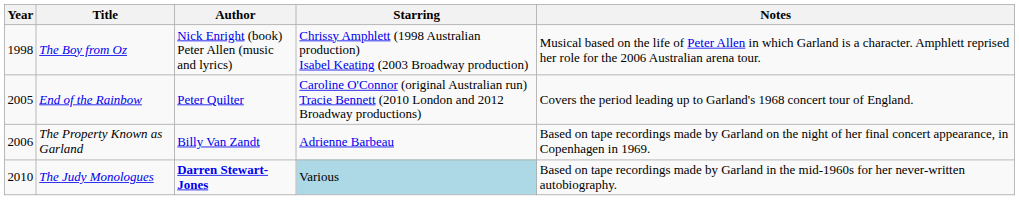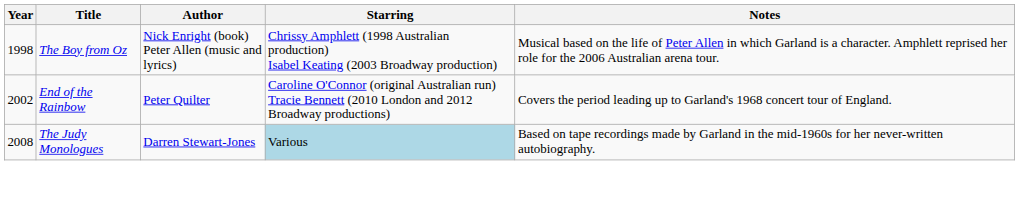(20, 99) 2005 -> (20, 99) 2002
- row: (101, 142)
(20, 177) 2010 -> (20, 142) 2008
(223, 177) bold -> (199, 142) normal
